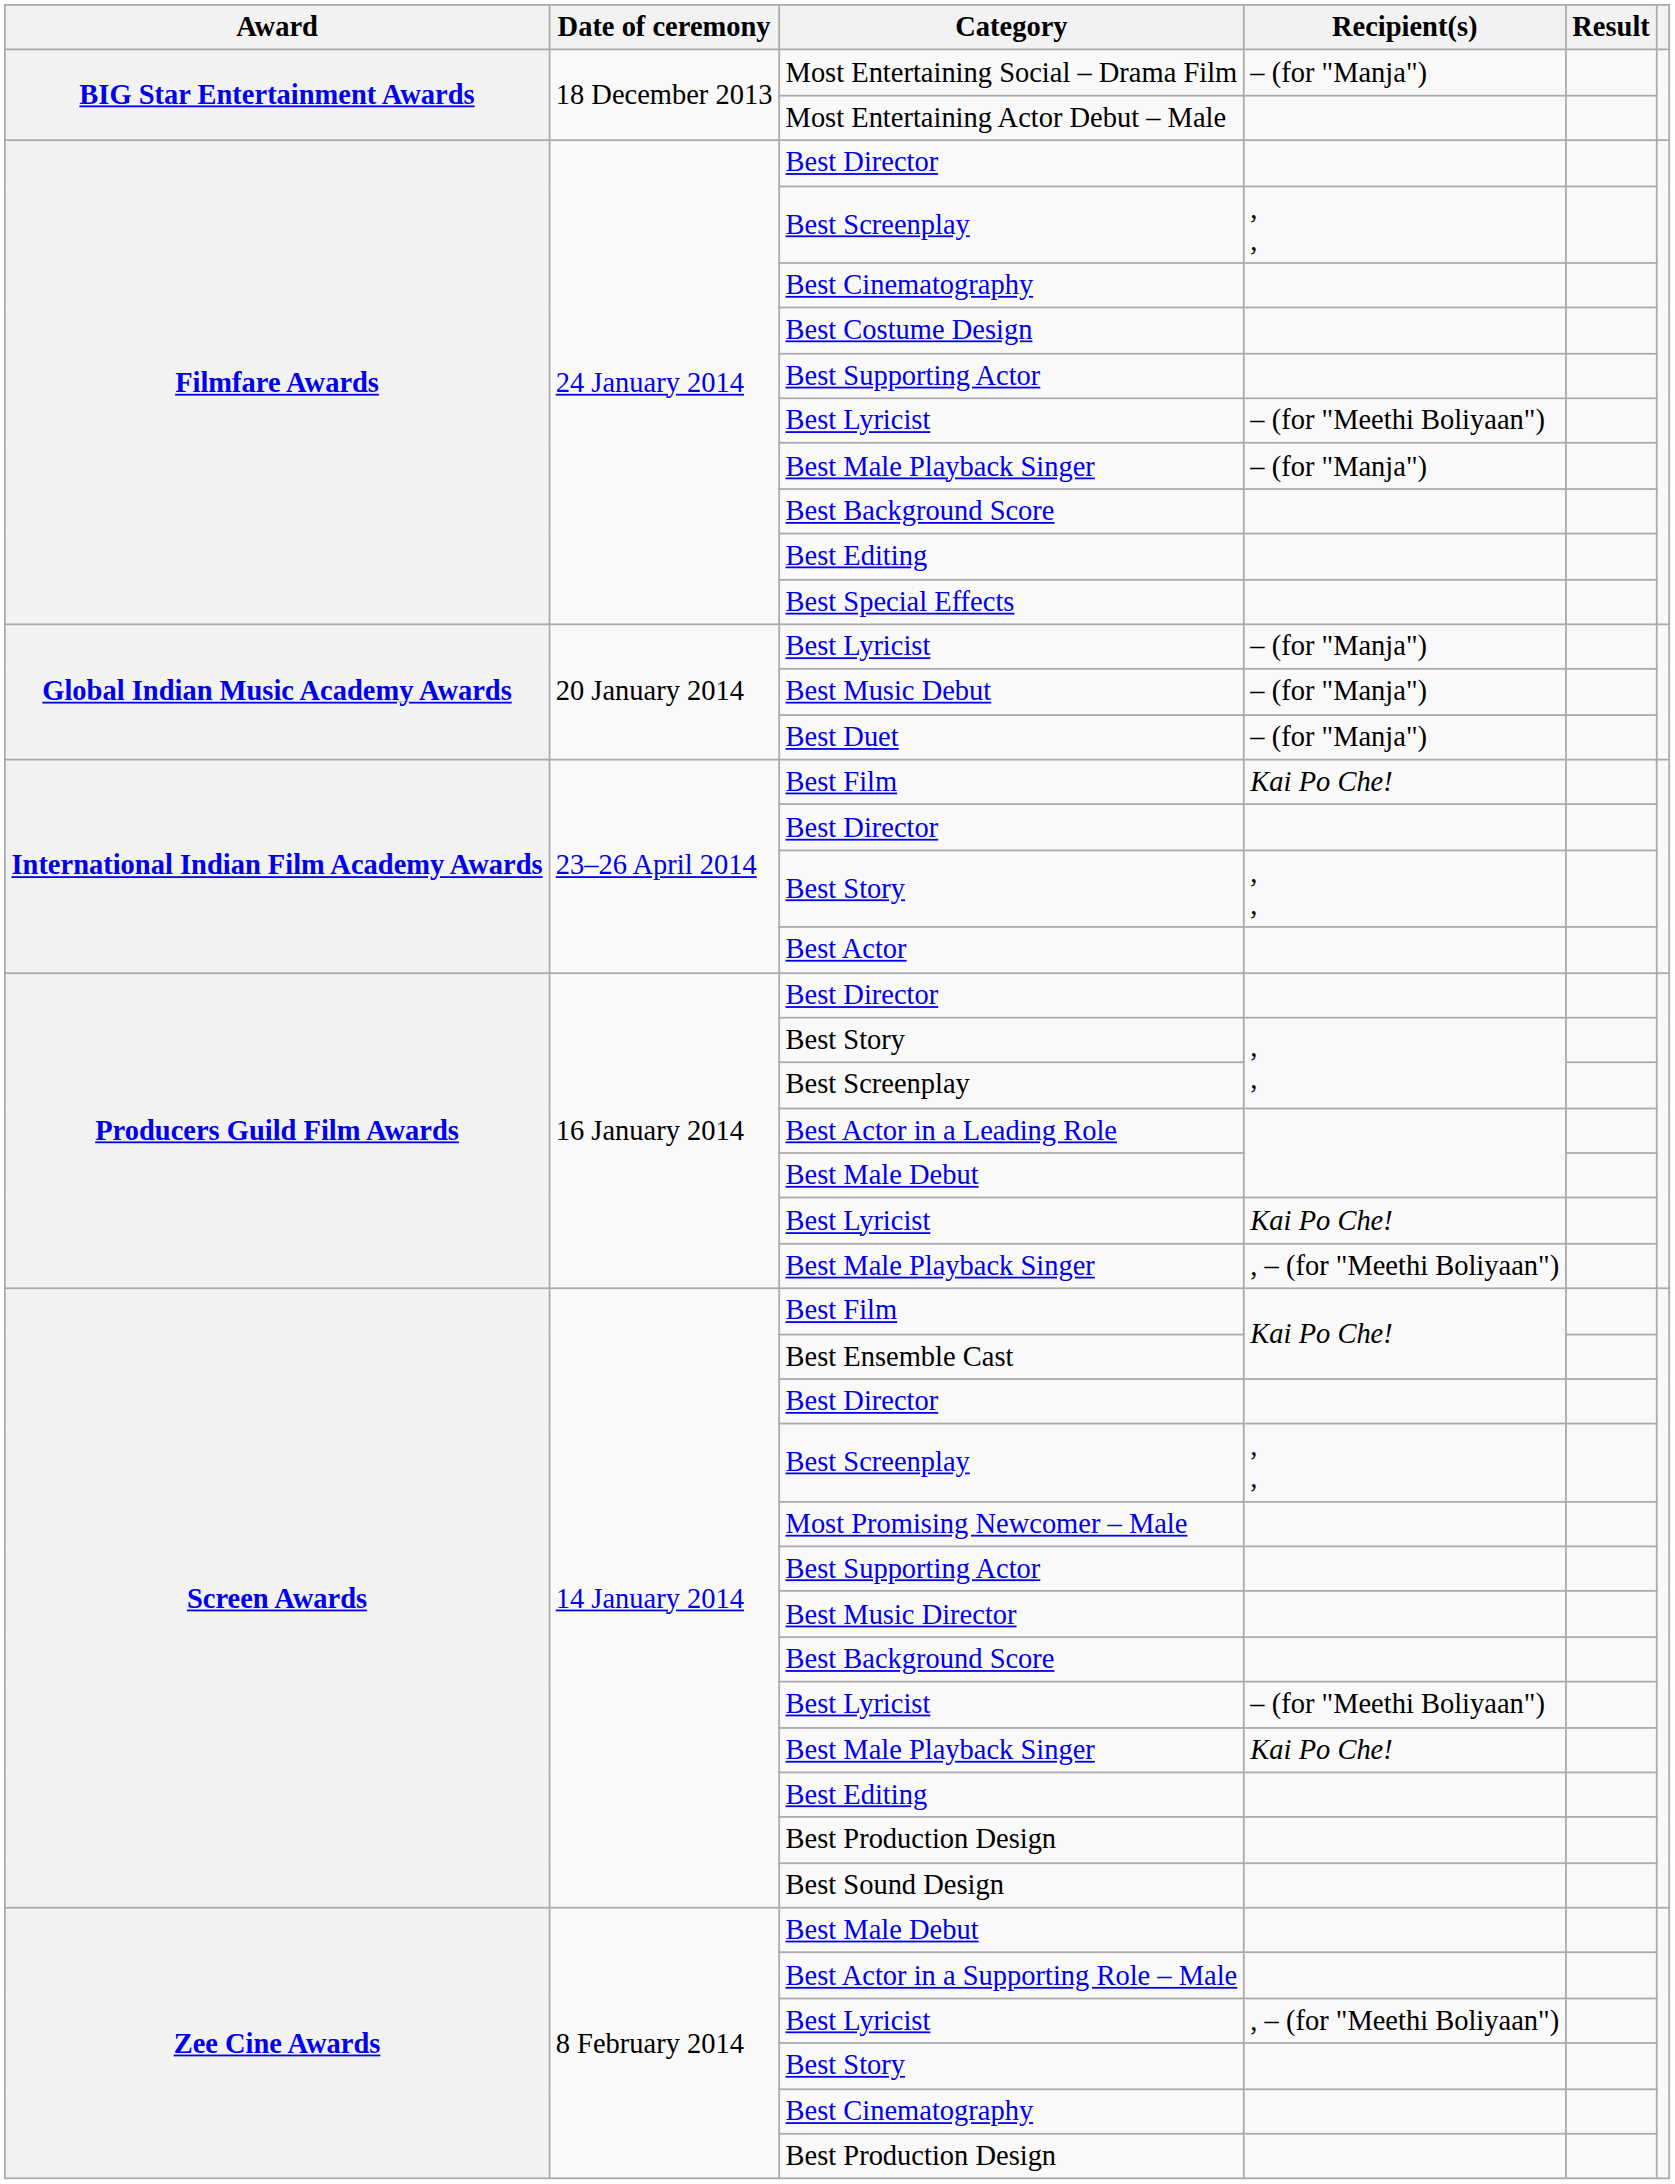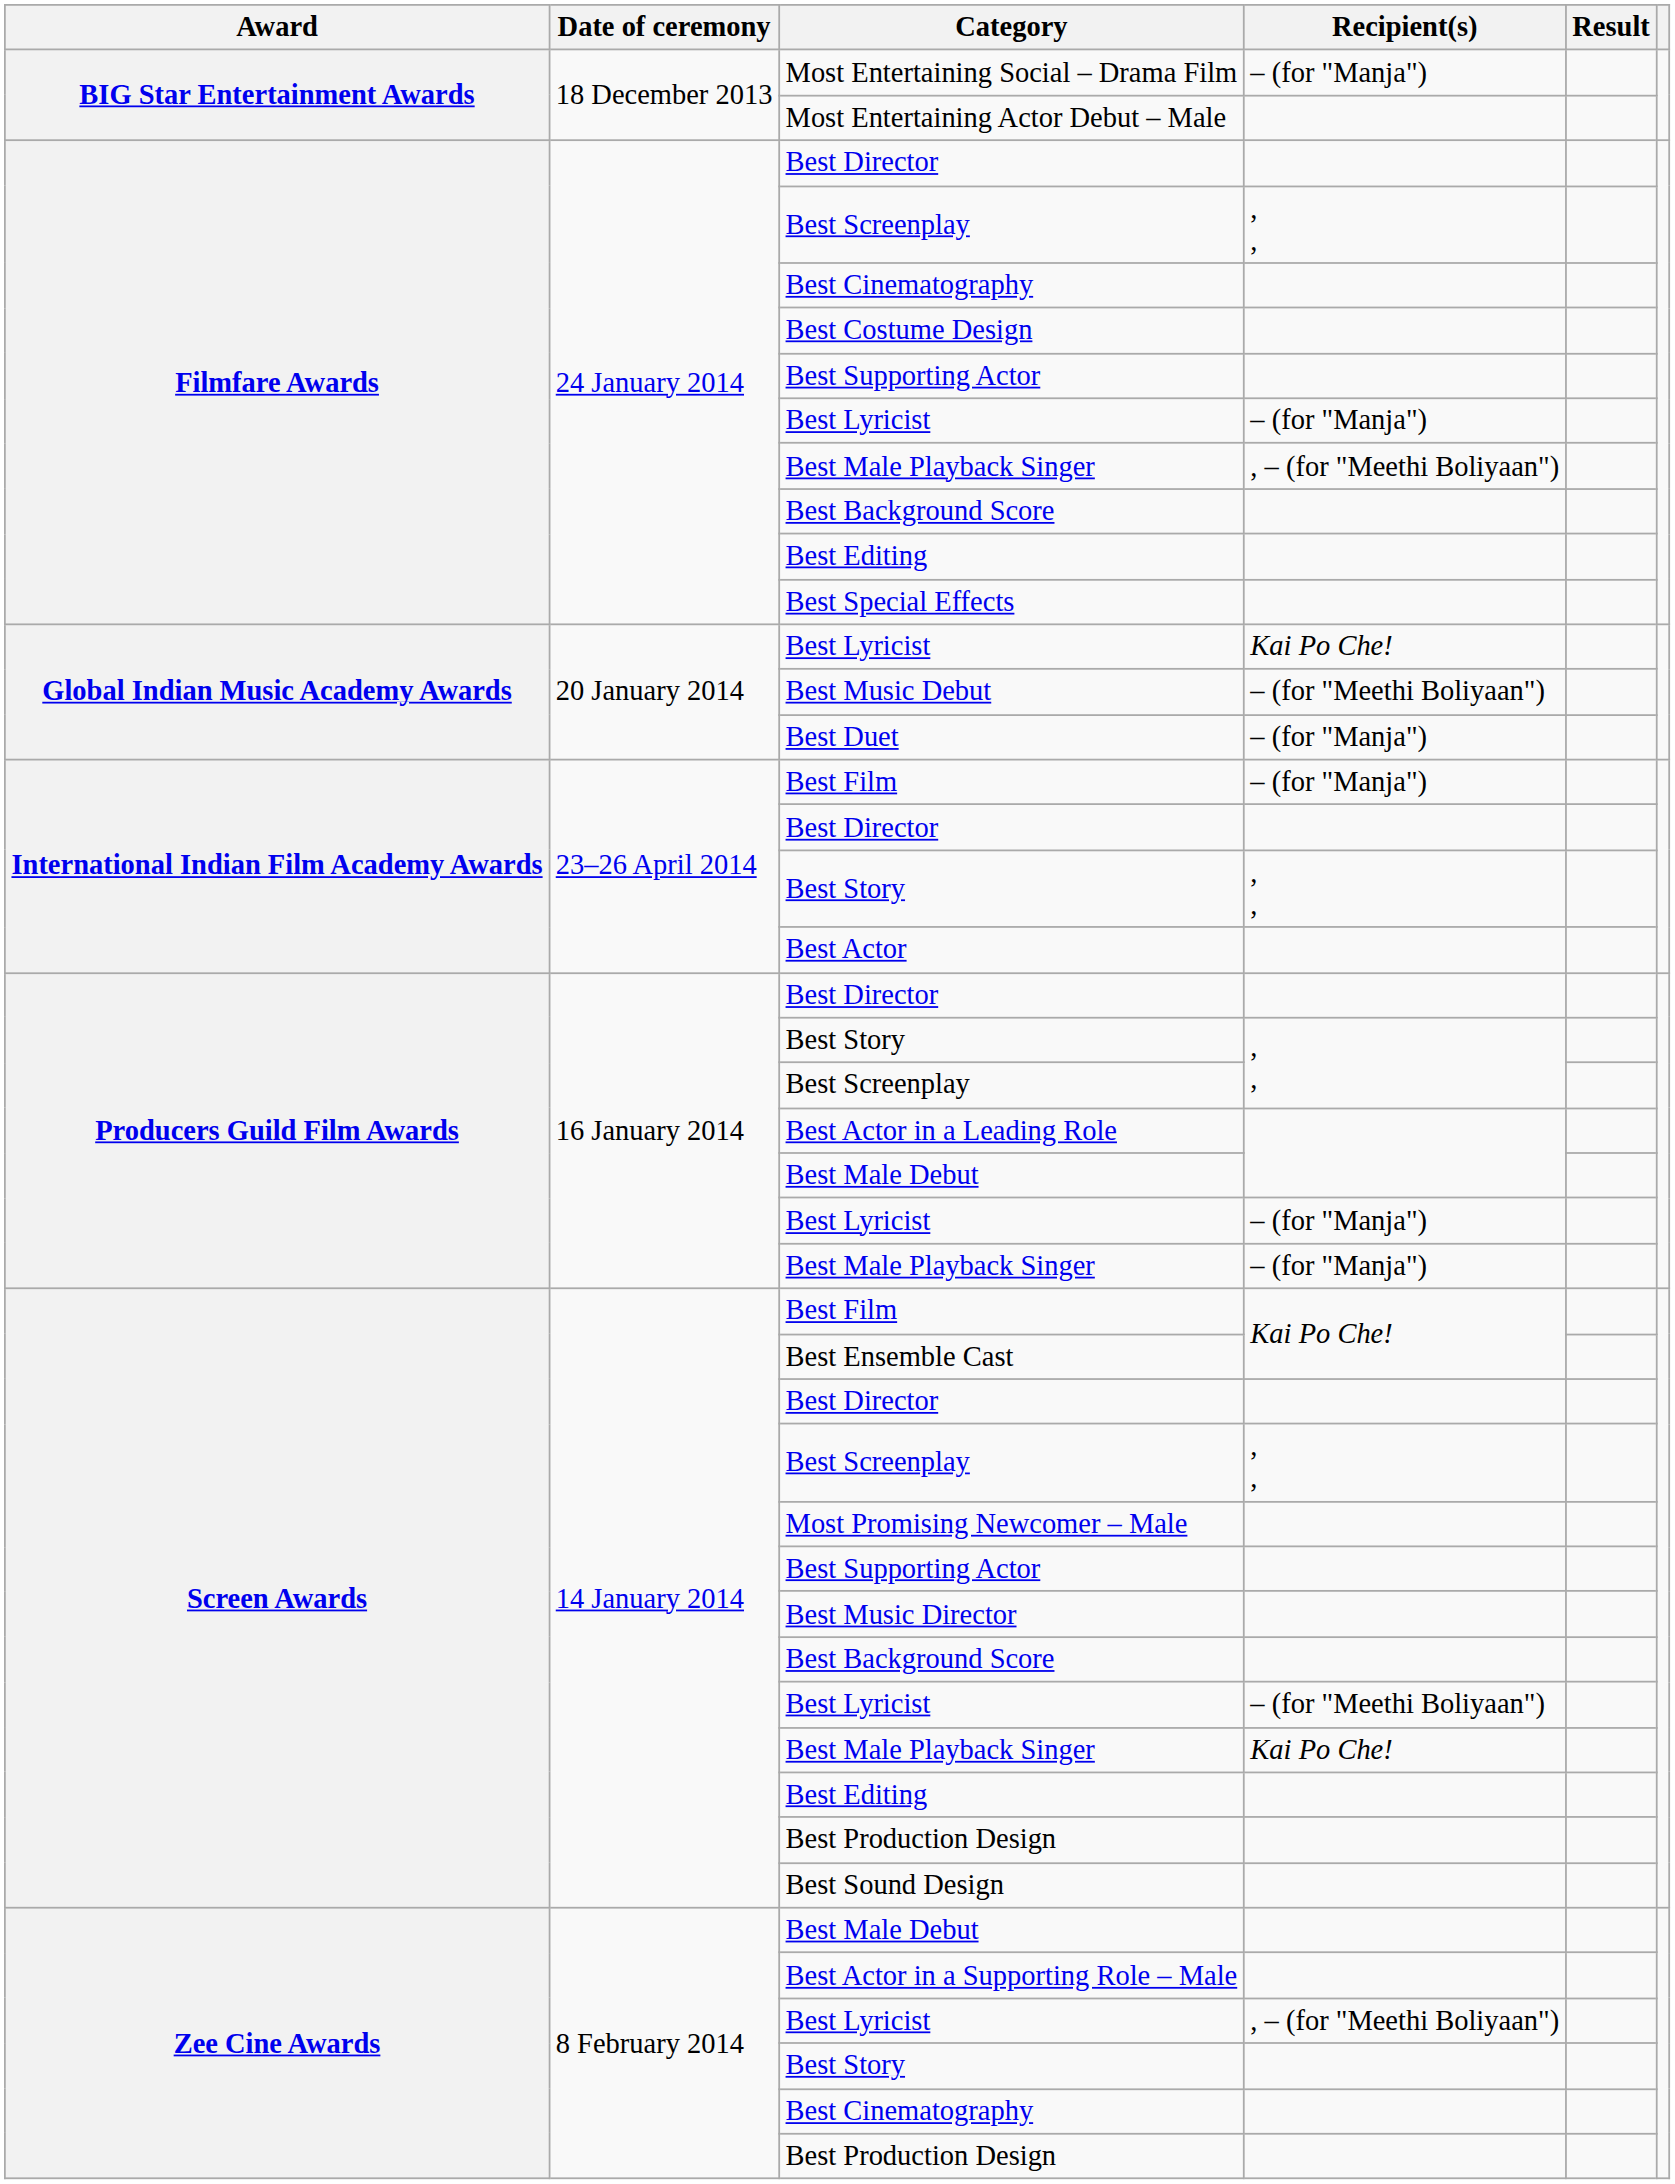(1398, 420) – (for "Meethi Boliyaan") -> (1339, 420) – (for "Manja")
(1339, 465) – (for "Manja") -> (1405, 465) , – (for "Meethi Boliyaan")
(1339, 646) – (for "Manja") -> (1322, 646) Kai Po Che!
(1339, 691) – (for "Manja") -> (1398, 691) – (for "Meethi Boliyaan")
(1322, 781) Kai Po Che! -> (1339, 781) – (for "Manja")
(1322, 1220) Kai Po Che! -> (1339, 1220) – (for "Manja")
(1405, 1265) , – (for "Meethi Boliyaan") -> (1339, 1265) – (for "Manja")
